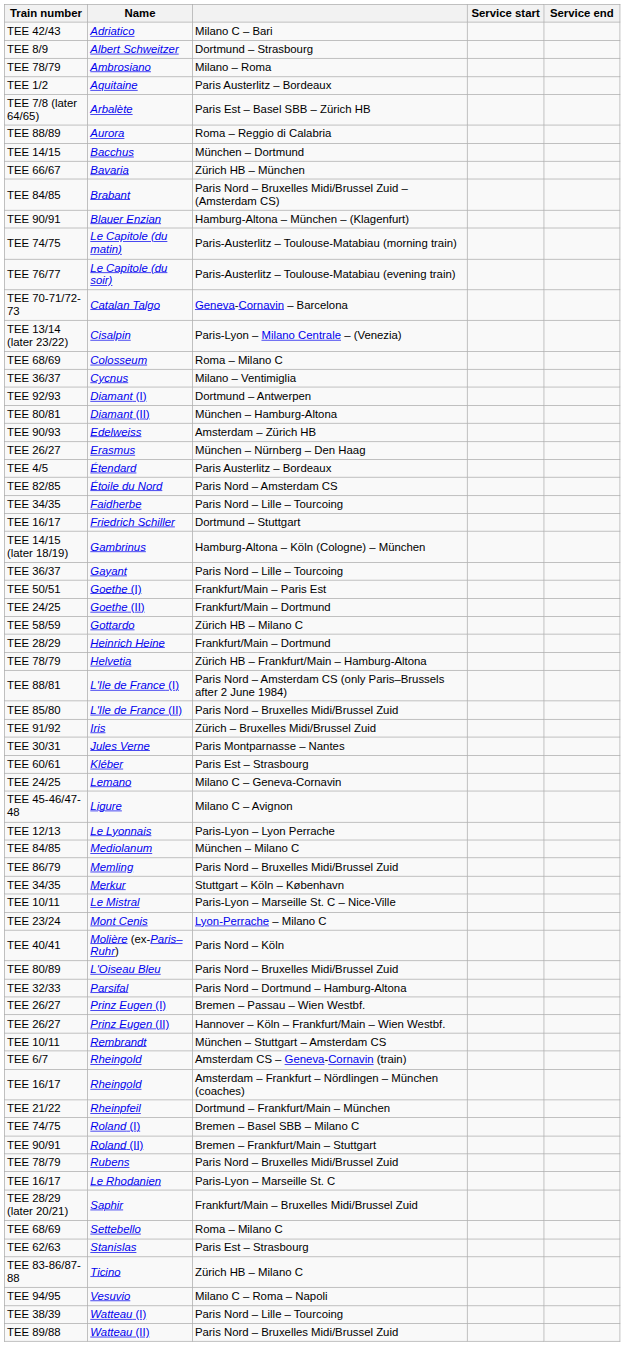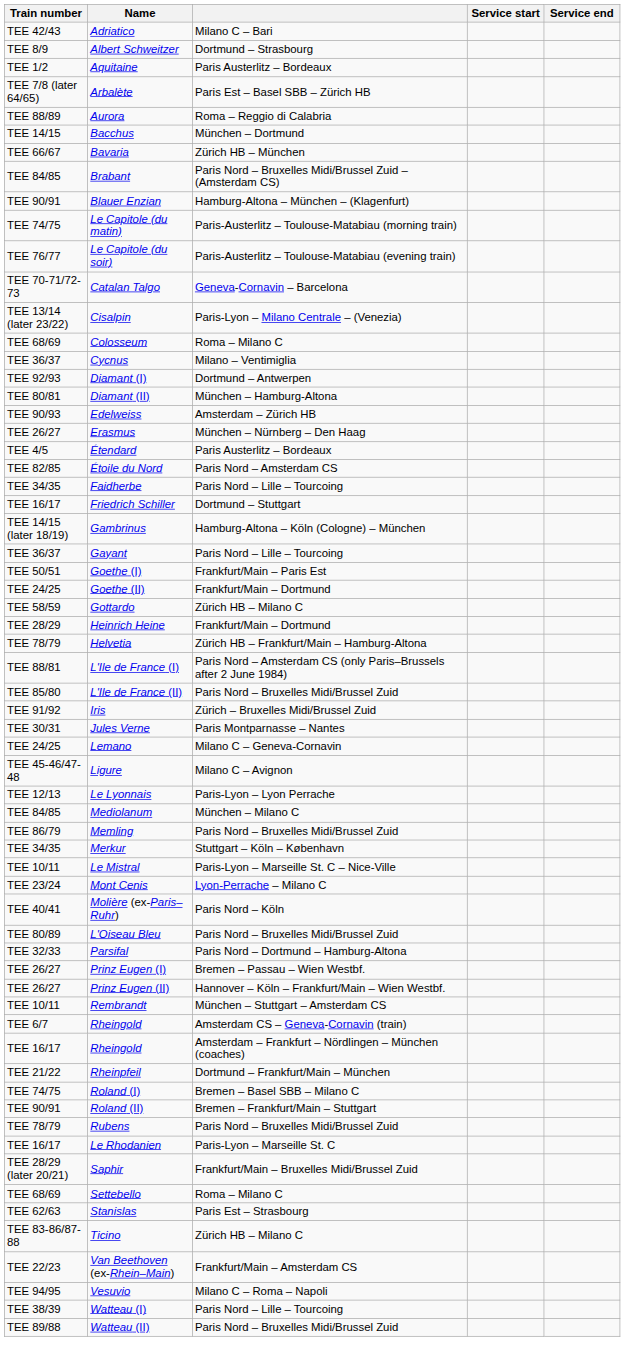- row: (121, 67)
- row: (107, 764)
+ row: (132, 1267)
